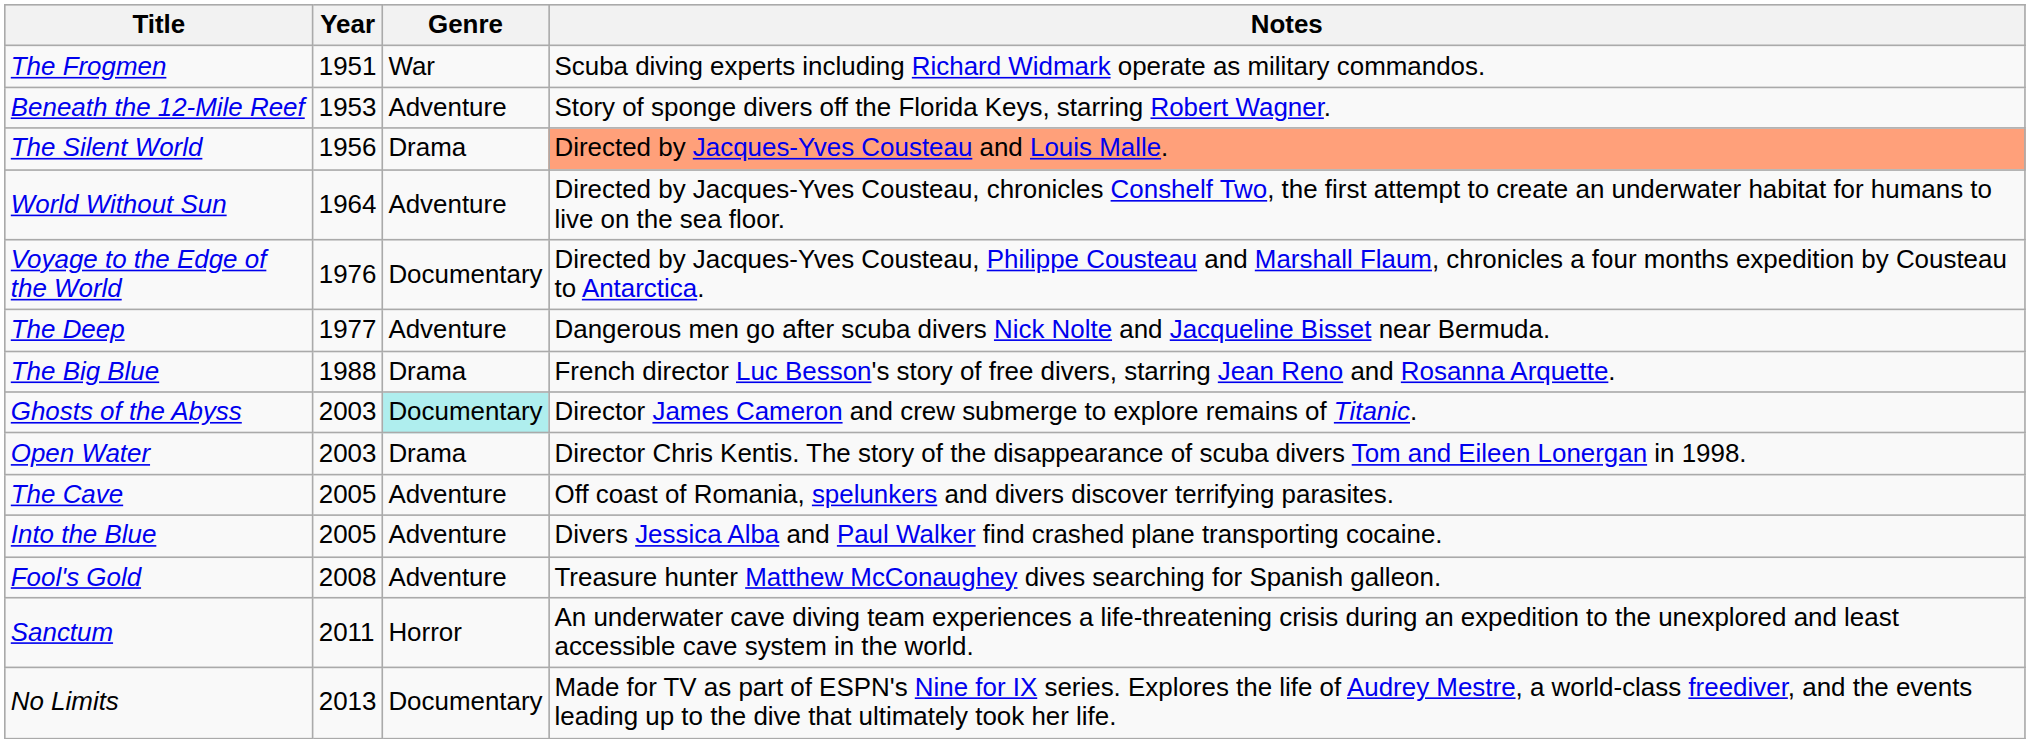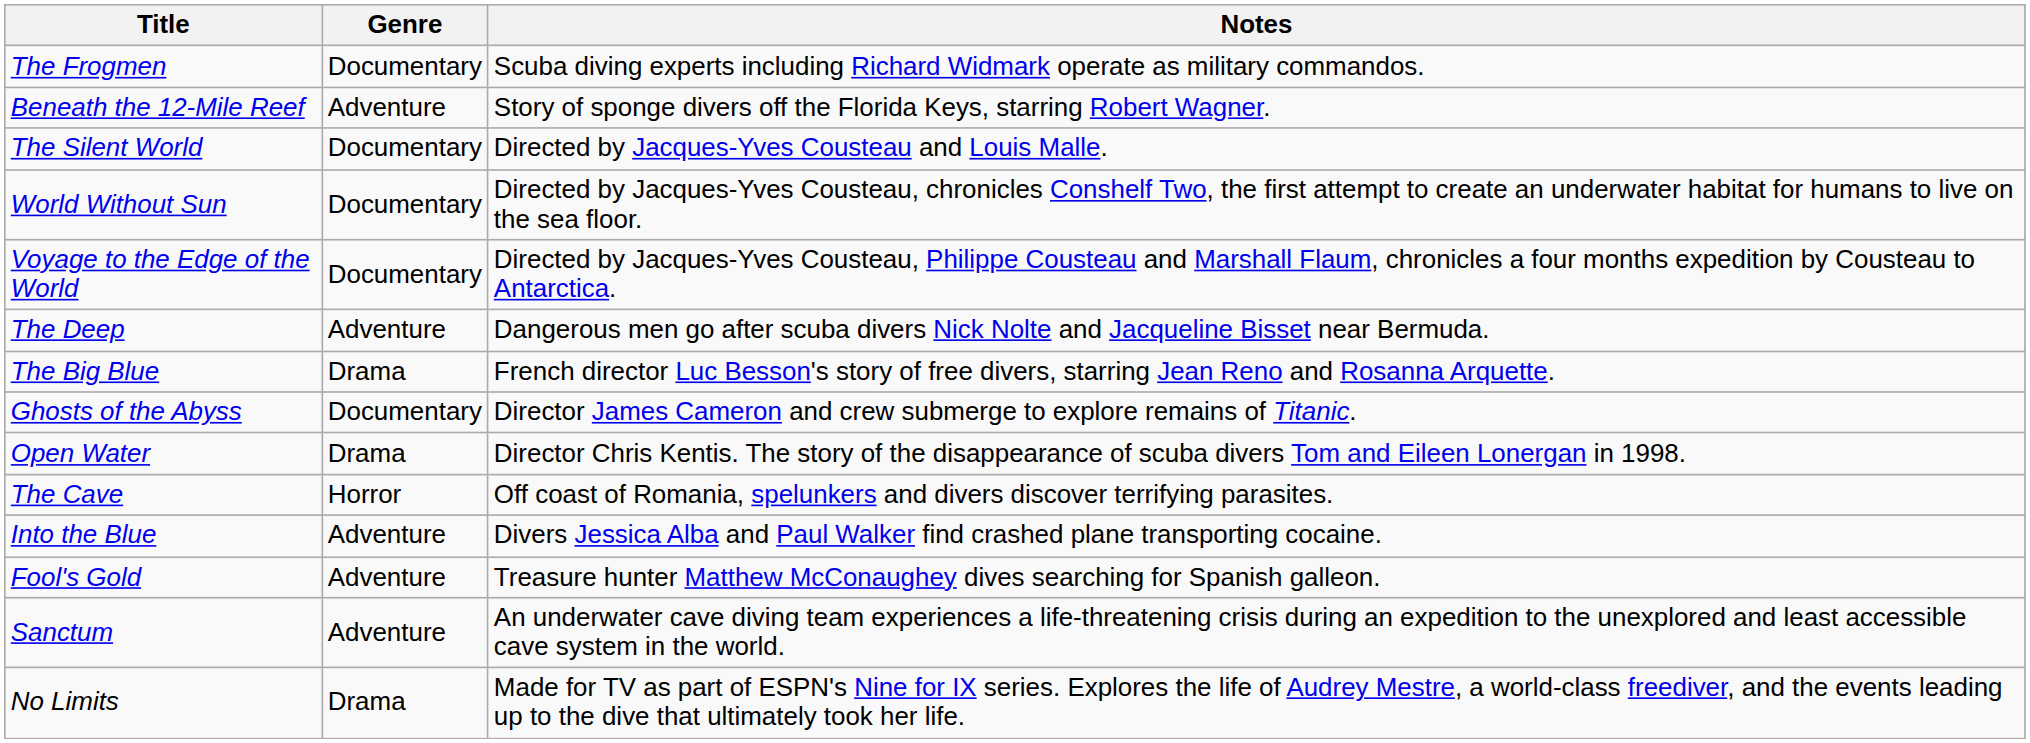- column: (348, 25)
(412, 66) War -> (405, 66) Documentary
(427, 148) Drama -> (405, 148) Documentary
(861, 148) lightsalmon background -> (801, 148) no background
(447, 204) Adventure -> (405, 204) Documentary
(465, 412) paleturquoise background -> (405, 412) no background
(447, 494) Adventure -> (365, 494) Horror
(425, 632) Horror -> (387, 632) Adventure
(465, 702) Documentary -> (367, 702) Drama
